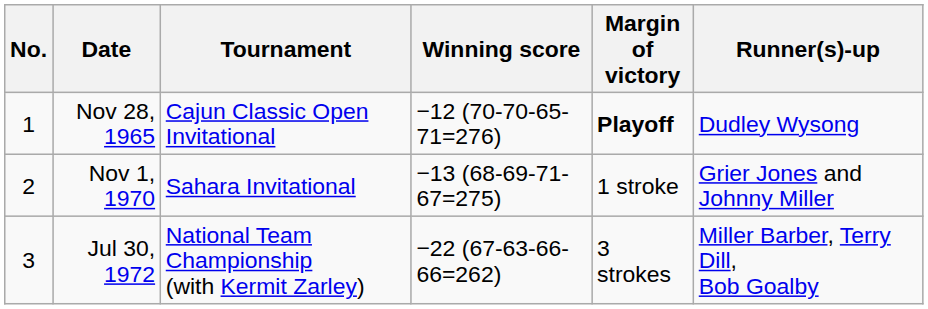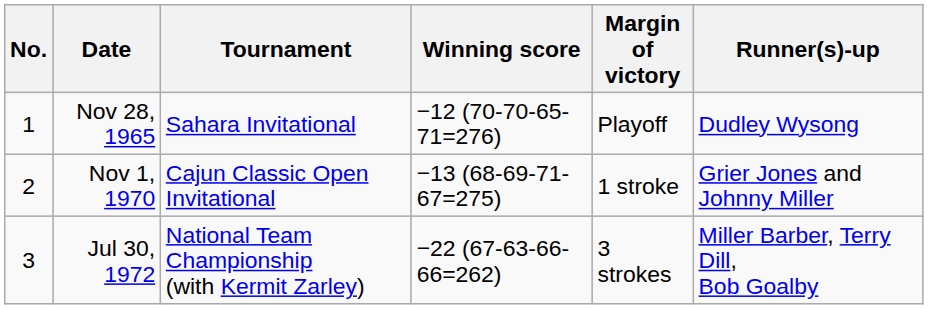(267, 124) Cajun Classic Open Invitational -> (261, 124) Sahara Invitational
(635, 124) bold -> (632, 124) normal
(261, 186) Sahara Invitational -> (267, 186) Cajun Classic Open Invitational
